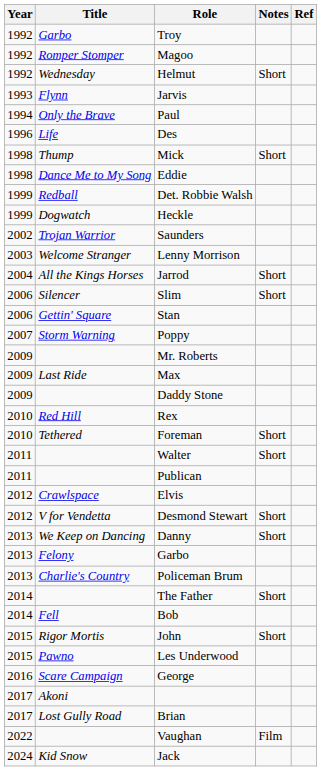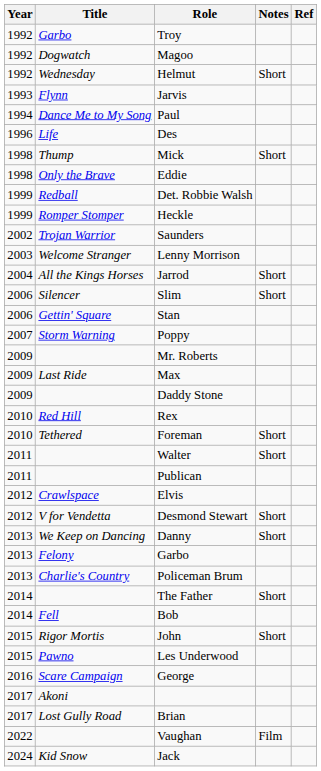(81, 54) Romper Stomper -> (64, 54) Dogwatch
(77, 114) Only the Brave -> (95, 114) Dance Me to My Song
(95, 174) Dance Me to My Song -> (77, 174) Only the Brave
(64, 214) Dogwatch -> (81, 214) Romper Stomper
